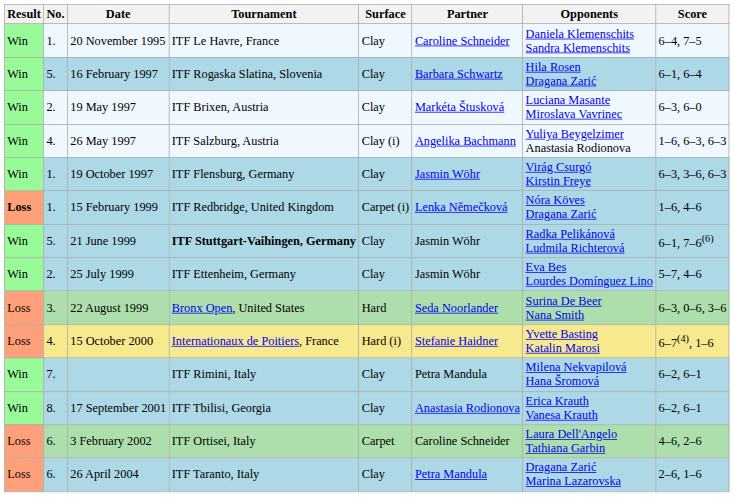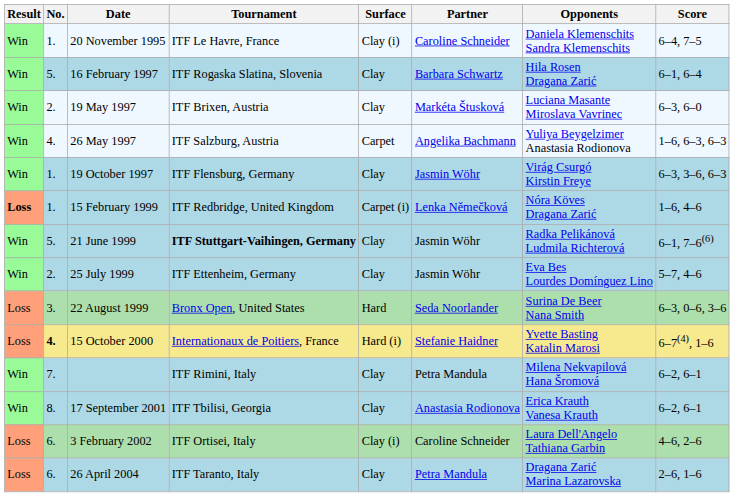(373, 40) Clay -> (381, 40) Clay (i)
(381, 140) Clay (i) -> (378, 140) Carpet
(51, 341) normal -> (51, 341) bold
(378, 441) Carpet -> (381, 441) Clay (i)
